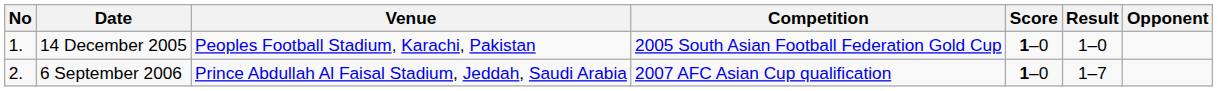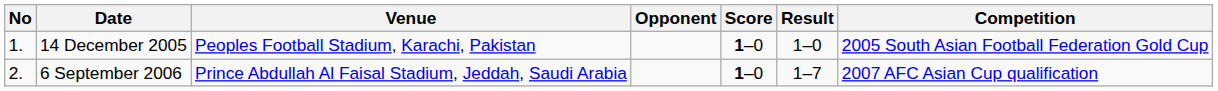columns swapped: (1168, 18) <-> (818, 18)
